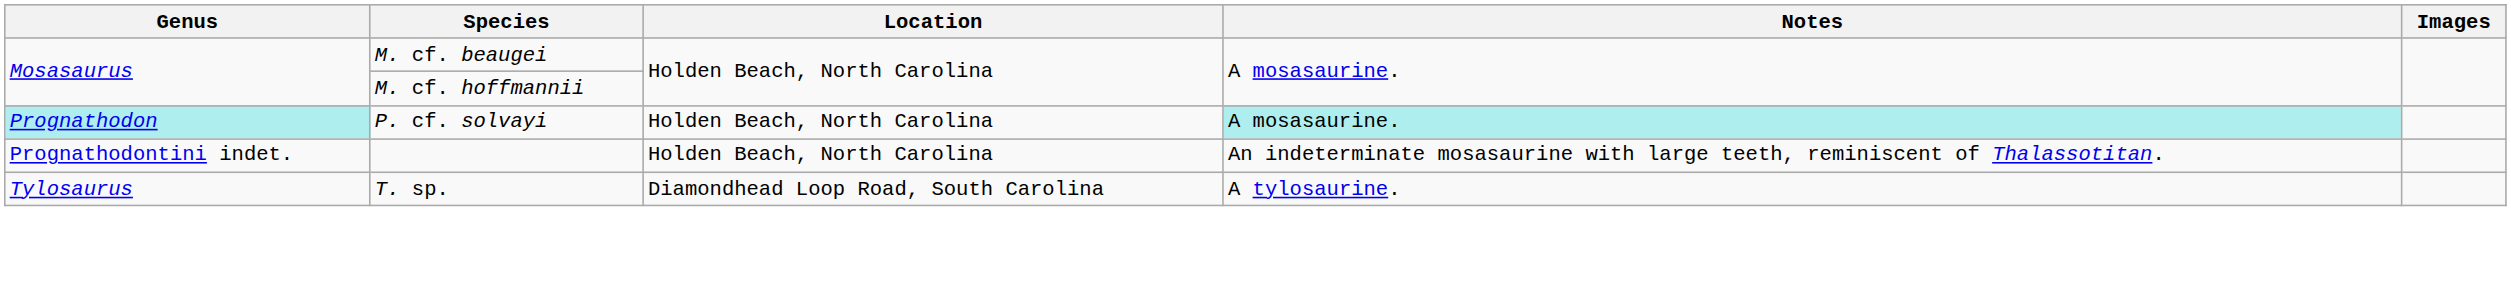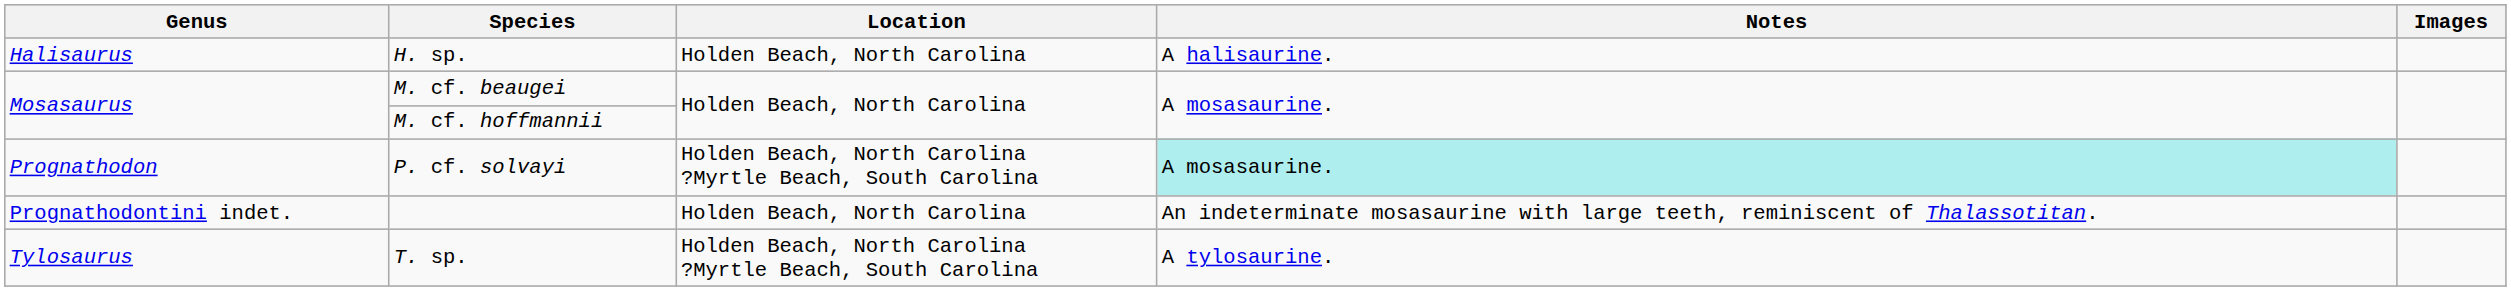+ row: (431, 55)
(84, 122) paleturquoise background -> (84, 167) no background
(820, 122) Holden Beach, North Carolina -> (860, 167) Holden Beach, North Carolina ?Myrtle Beach, South Carolina
(876, 189) Diamondhead Loop Road, South Carolina -> (860, 258) Holden Beach, North Carolina ?Myrtle Beach, South Carolina
